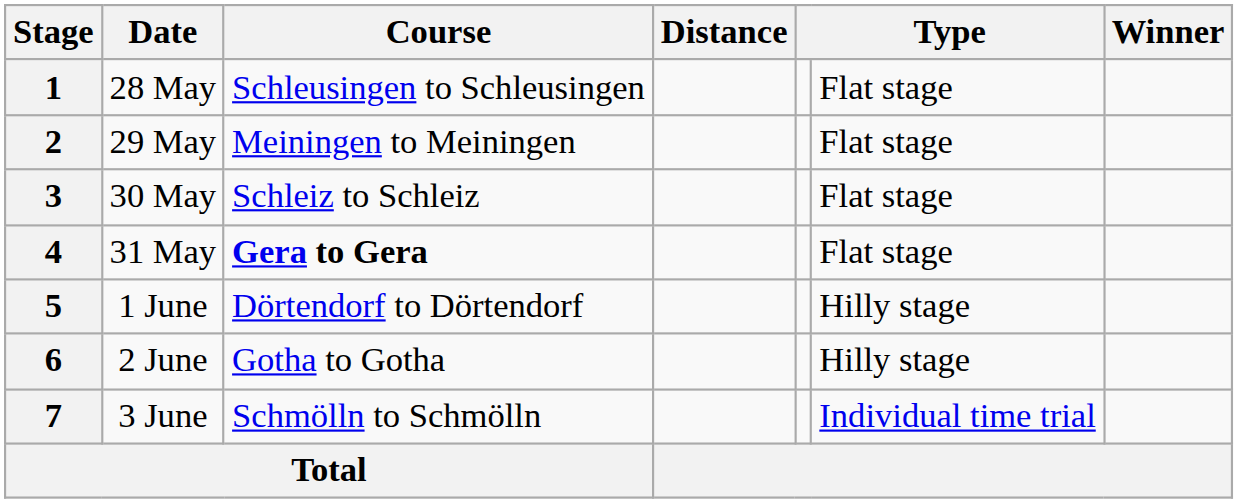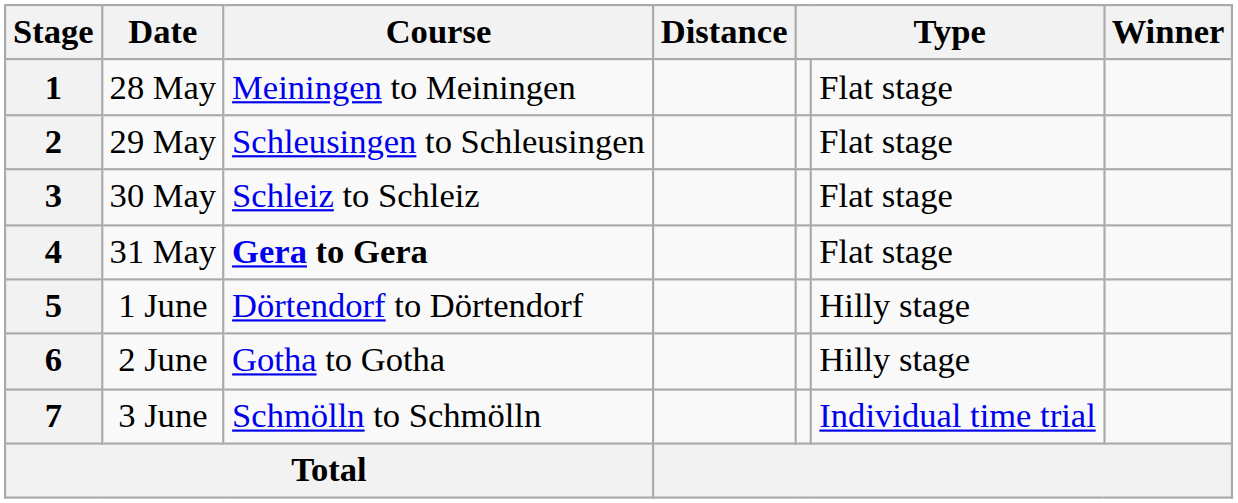(438, 86) Schleusingen to Schleusingen -> (404, 86) Meiningen to Meiningen
(404, 141) Meiningen to Meiningen -> (438, 141) Schleusingen to Schleusingen
